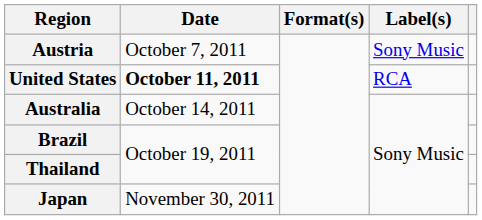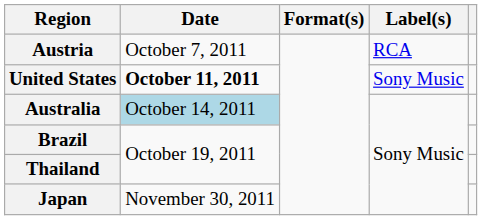(418, 49) Sony Music -> (392, 49) RCA
(392, 79) RCA -> (418, 79) Sony Music
(191, 109) no background -> (191, 109) lightblue background
